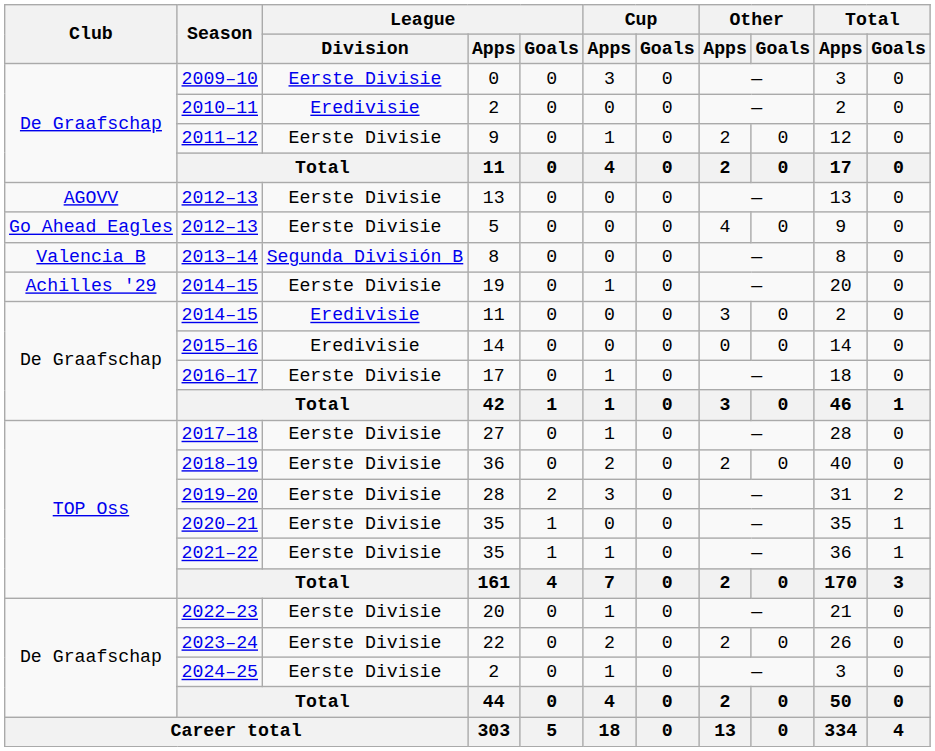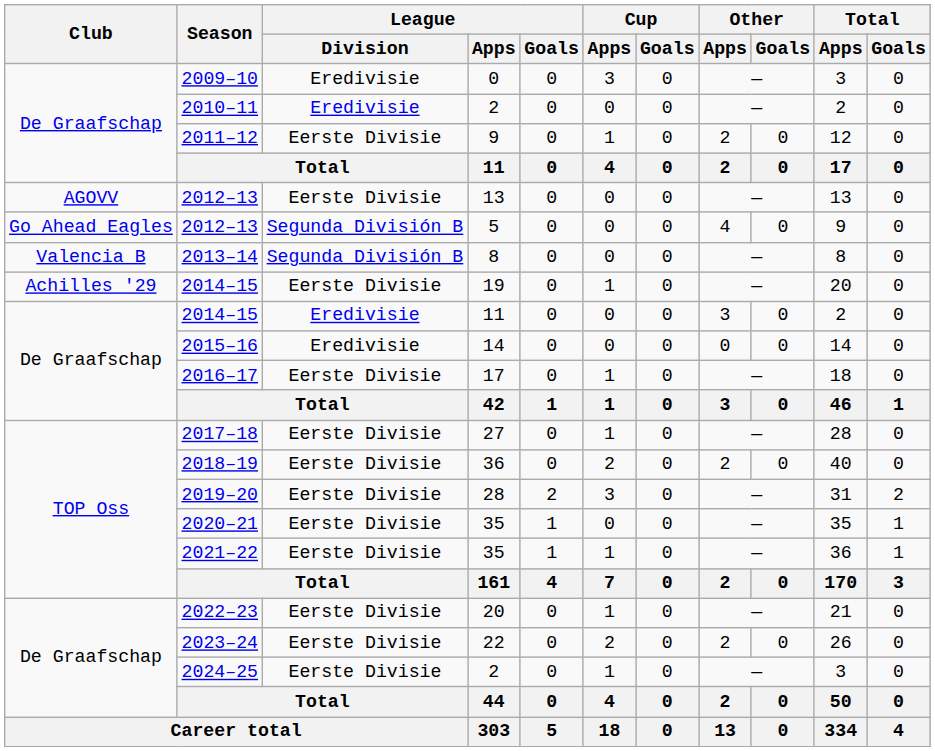(365, 79) Eerste Divisie -> (365, 79) Eredivisie
(365, 227) Eerste Divisie -> (365, 227) Segunda División B
